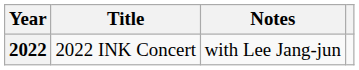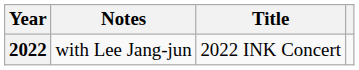columns swapped: (126, 19) <-> (273, 19)
